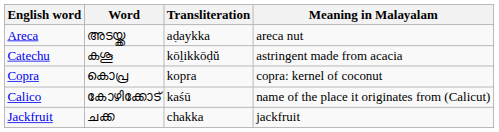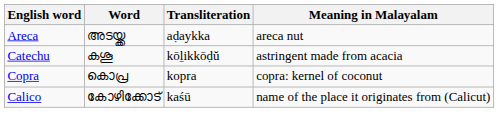- row: (30, 117)
